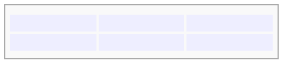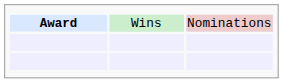+ row: (59, 23)
